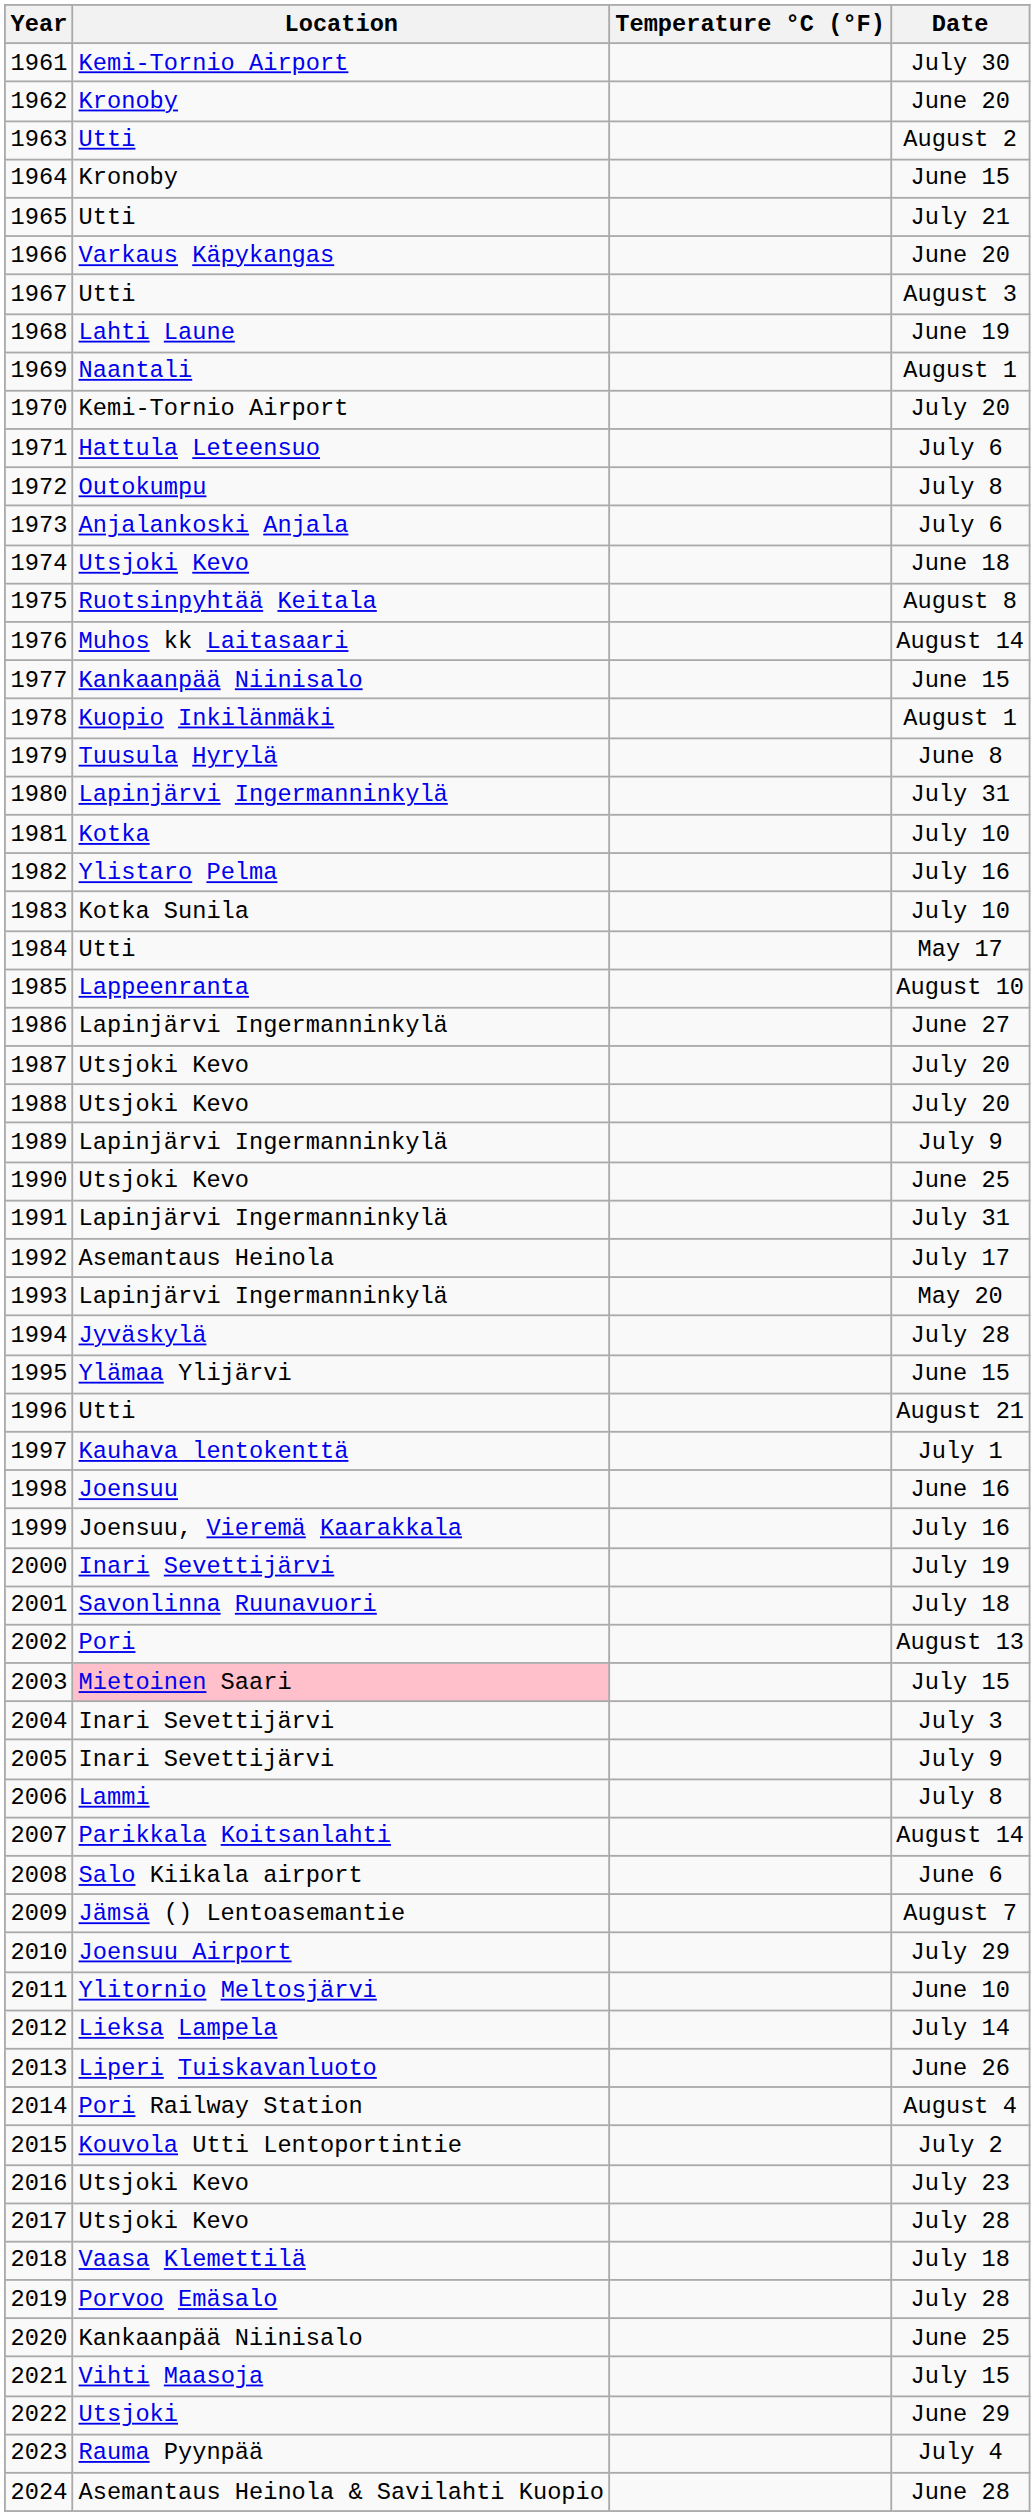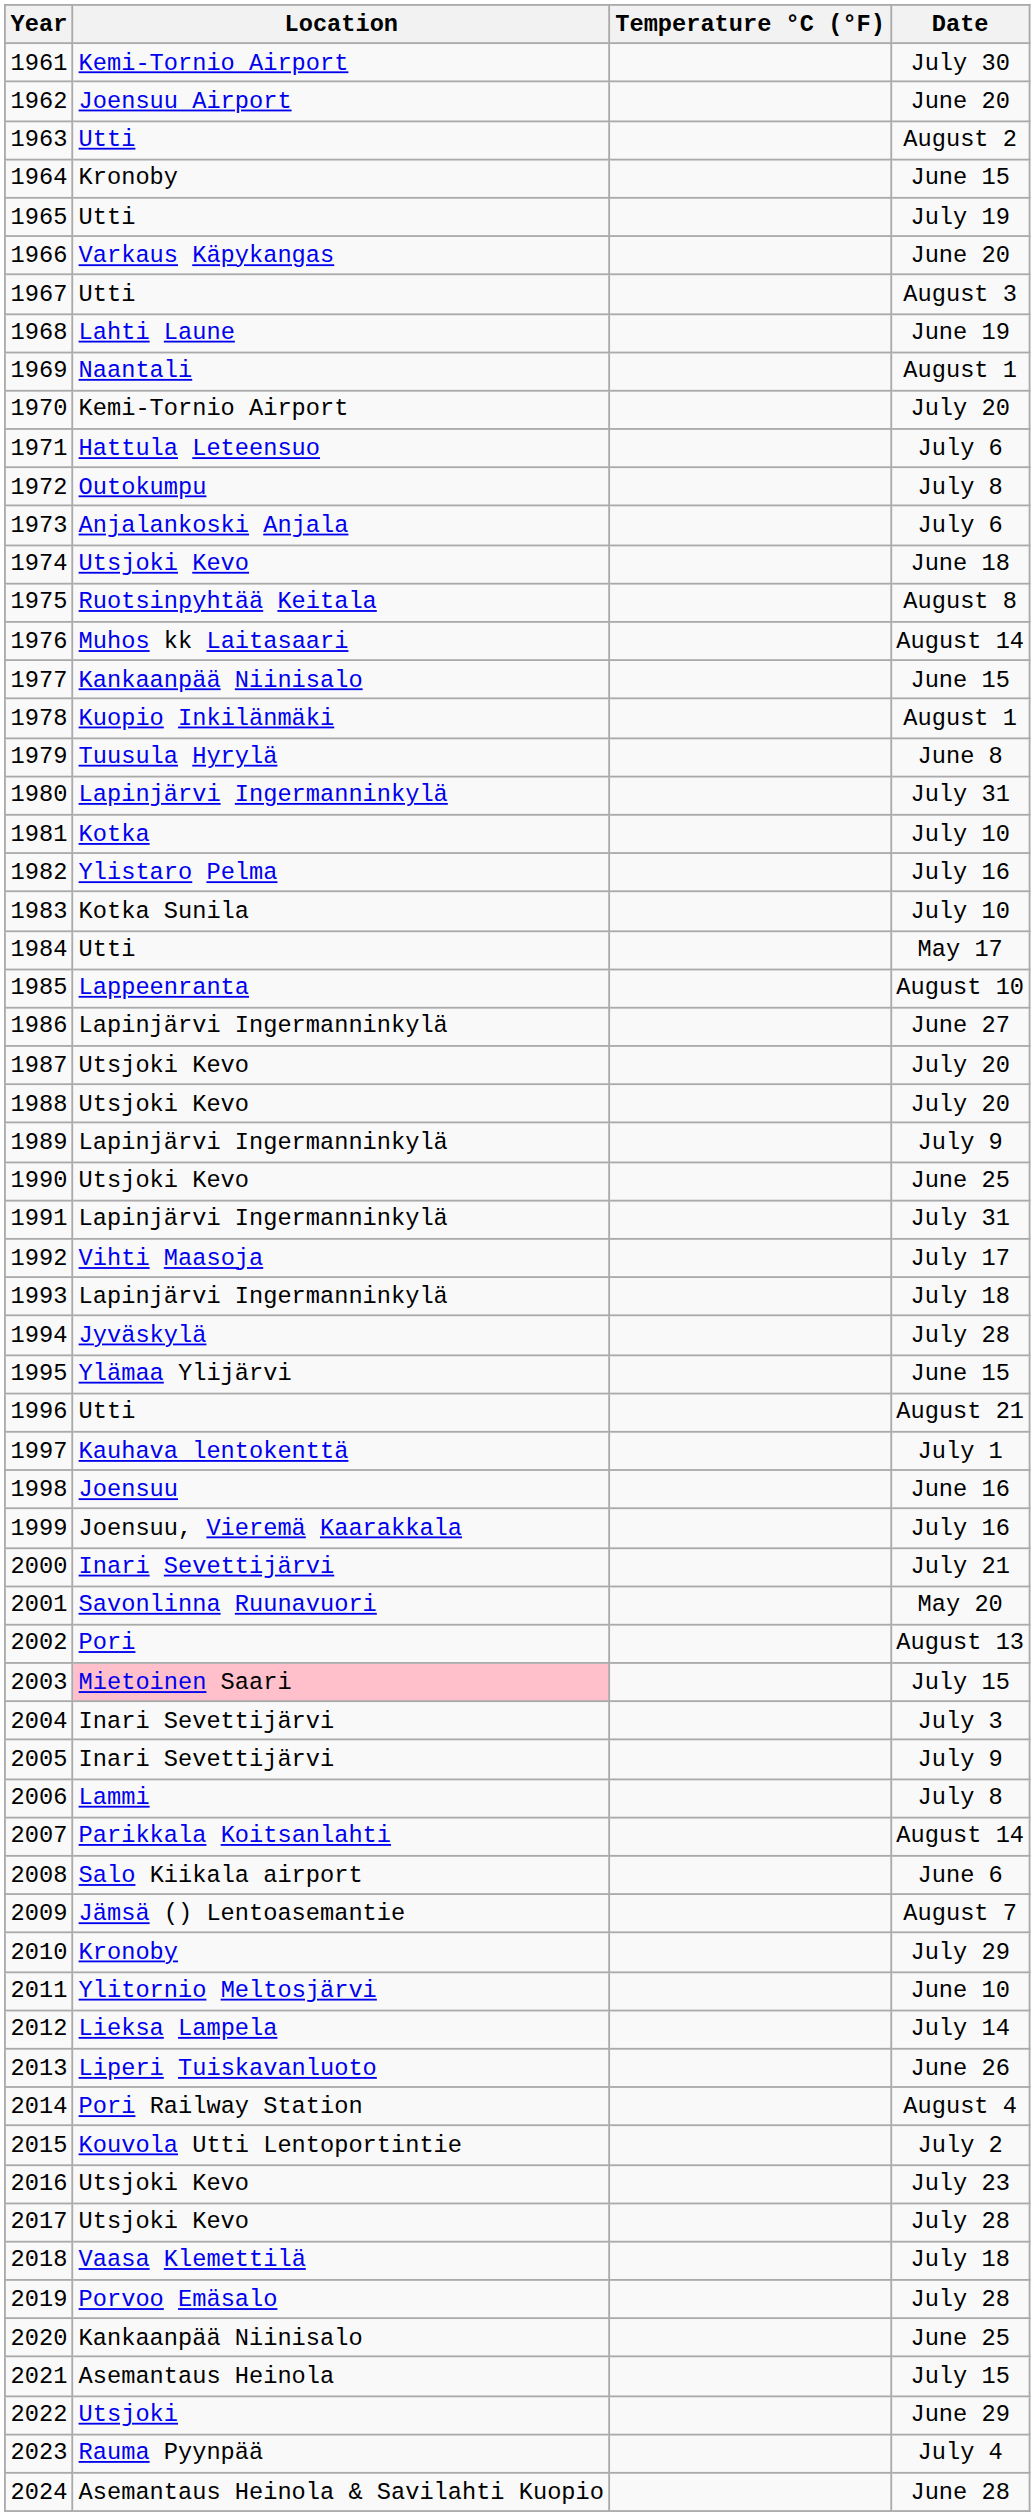(128, 101) Kronoby -> (185, 101) Joensuu Airport
(960, 217) July 21 -> (960, 217) July 19
(206, 1258) Asemantaus Heinola -> (171, 1258) Vihti Maasoja
(960, 1297) May 20 -> (960, 1297) July 18
(960, 1567) July 19 -> (960, 1567) July 21
(960, 1605) July 18 -> (960, 1605) May 20
(185, 1952) Joensuu Airport -> (128, 1952) Kronoby
(171, 2376) Vihti Maasoja -> (206, 2376) Asemantaus Heinola
